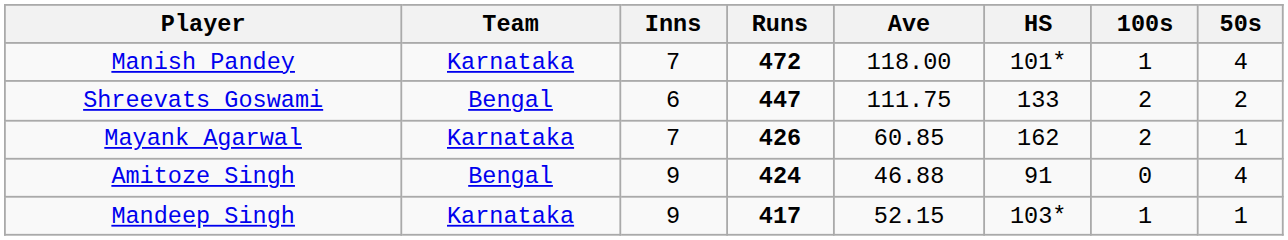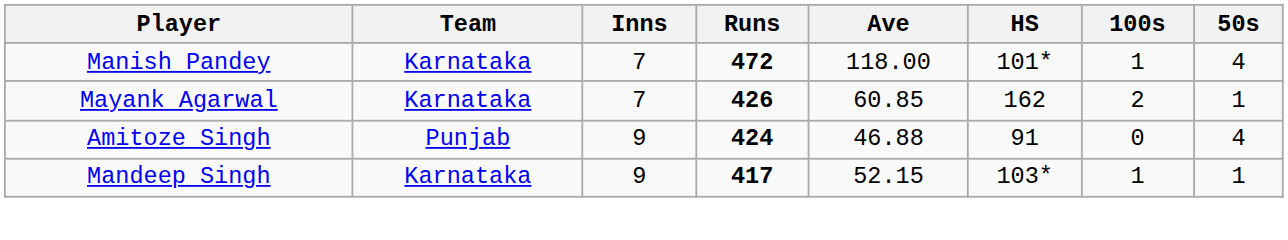- row: (203, 101)
(511, 177) Bengal -> (468, 139) Punjab
